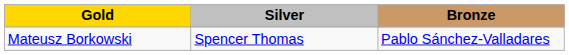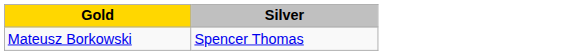- column: (471, 15)
